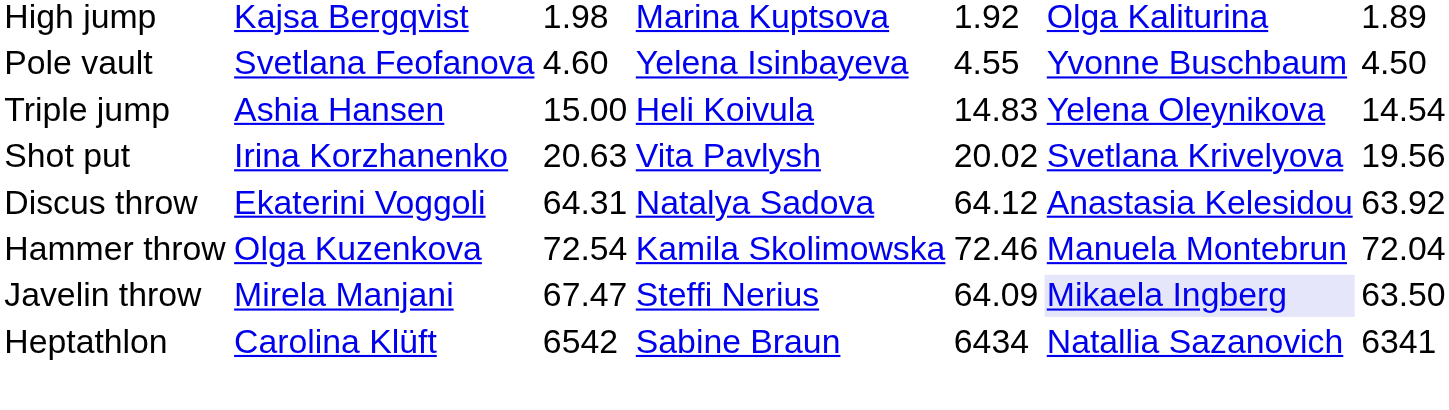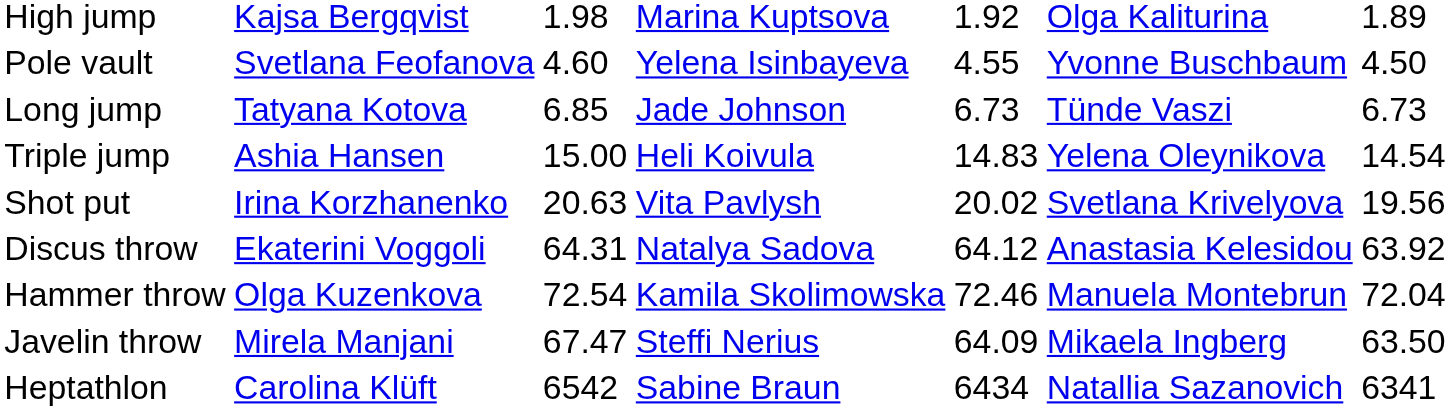+ row: (83, 109)
(1167, 295) lavender background -> (1167, 341) no background
